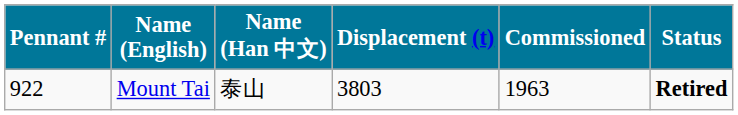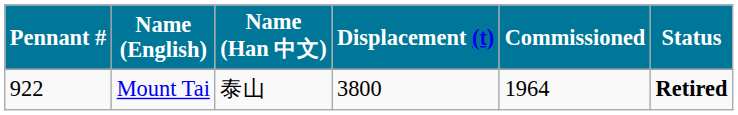(359, 89) 3803 -> (359, 89) 3800
(527, 89) 1963 -> (527, 89) 1964
